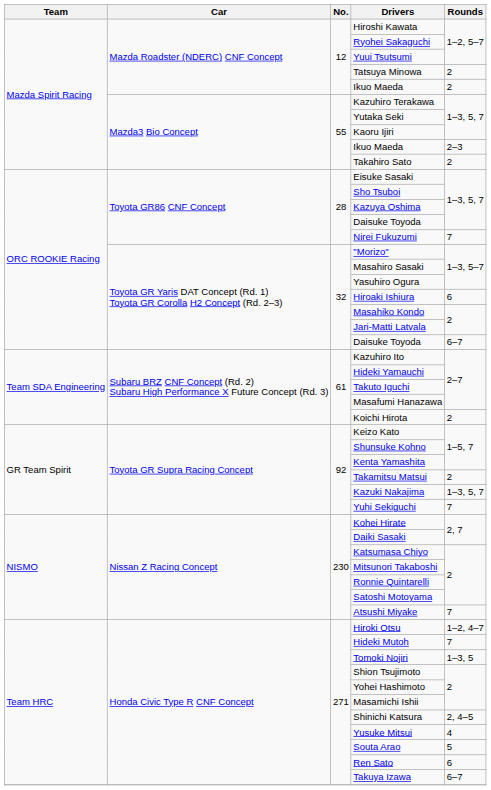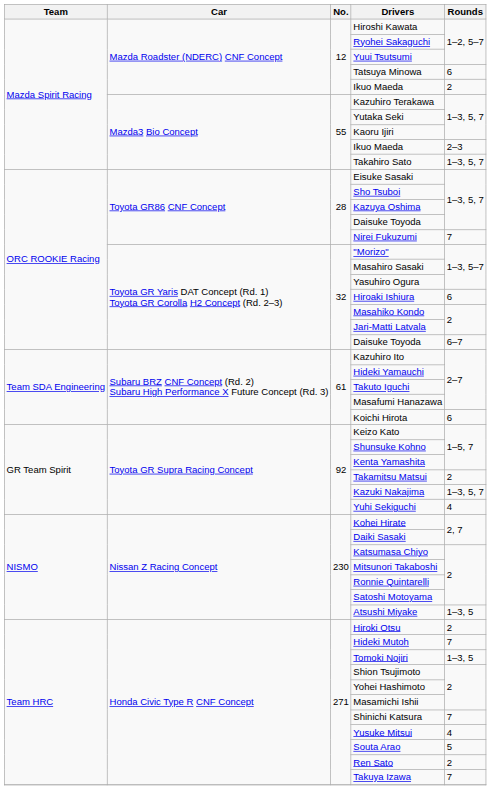(449, 71) 2 -> (449, 71) 6
(449, 162) 2 -> (465, 162) 1–3, 5, 7
(449, 417) 2 -> (449, 417) 6
(449, 507) 7 -> (449, 507) 4
(449, 612) 7 -> (460, 612) 1–3, 5
(465, 627) 1–2, 4–7 -> (449, 627) 2
(460, 717) 2, 4–5 -> (449, 717) 7
(449, 762) 6 -> (449, 762) 2
(455, 777) 6–7 -> (449, 777) 7
